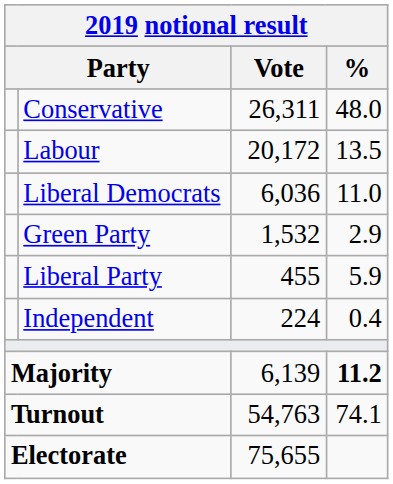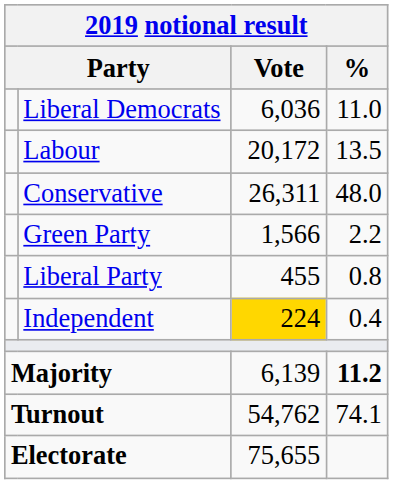rows swapped: (93, 109) <-> (122, 192)
(290, 234) 1,532 -> (290, 234) 1,566
(365, 234) 2.9 -> (365, 234) 2.2
(365, 276) 5.9 -> (365, 276) 0.8
(300, 318) no background -> (300, 318) gold background
(284, 414) 54,763 -> (284, 414) 54,762
